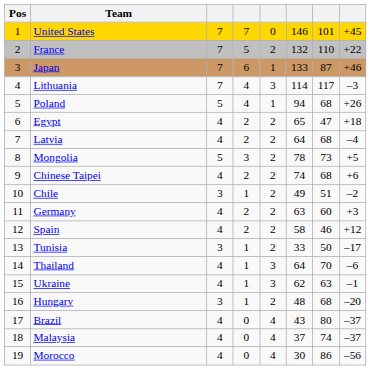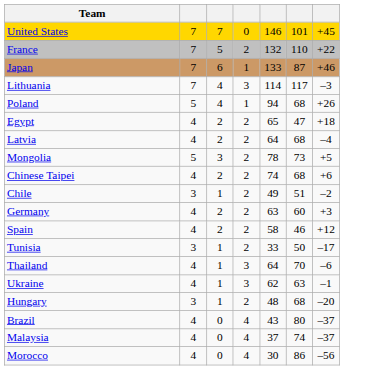- column: (18, 13)
